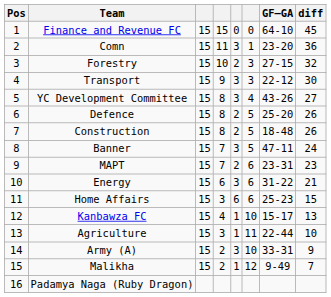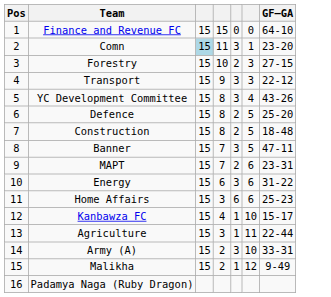- column: (311, 13)
(205, 47) no background -> (205, 47) lightblue background
